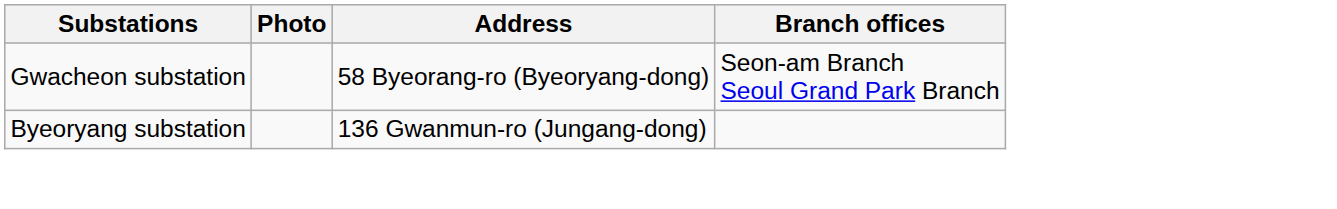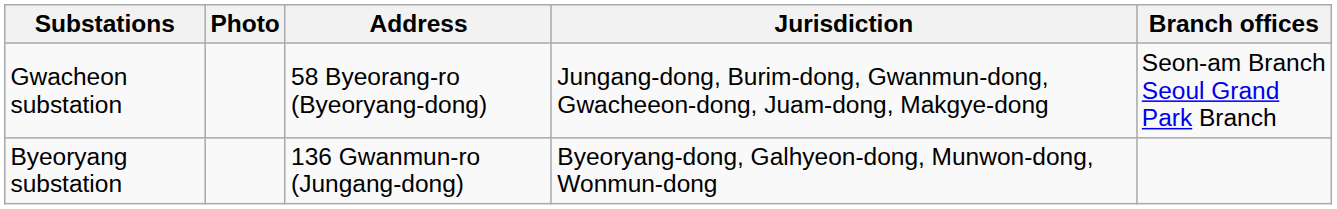+ column: (844, 23)
